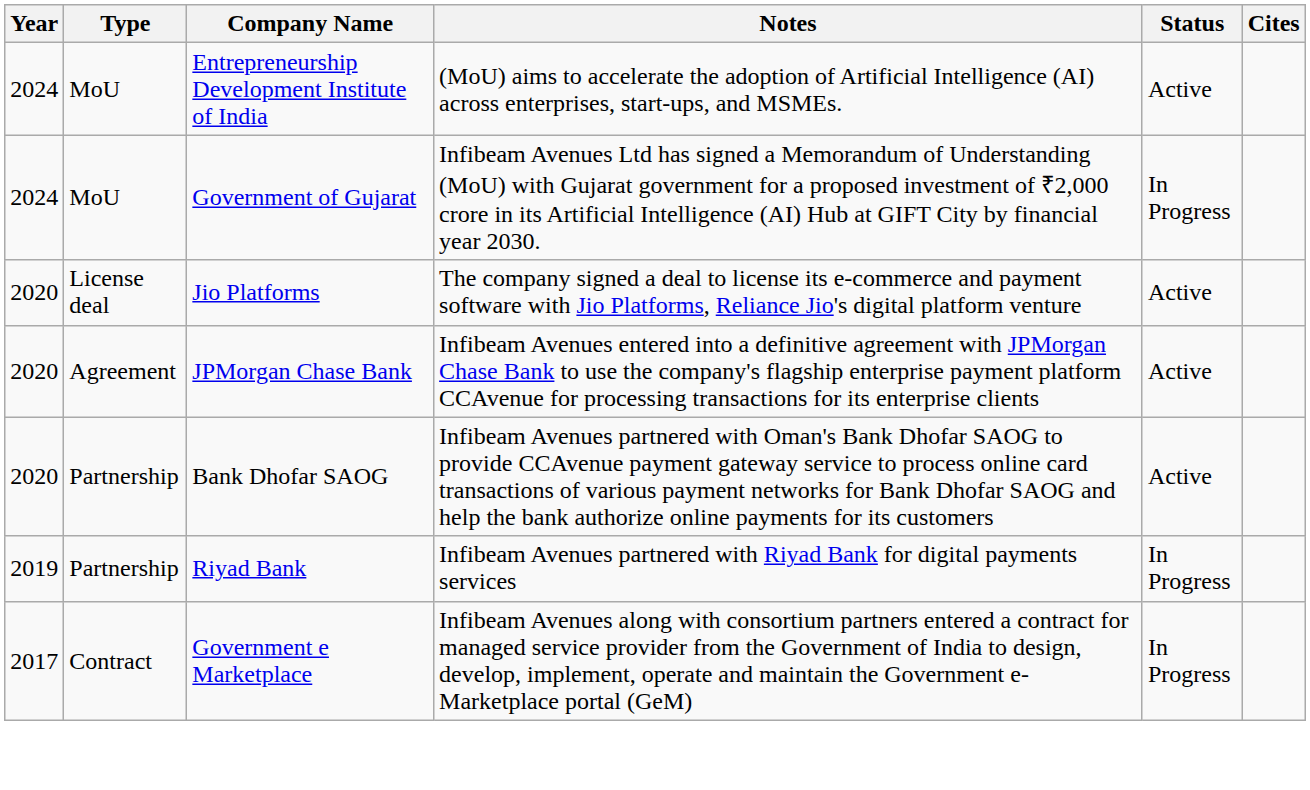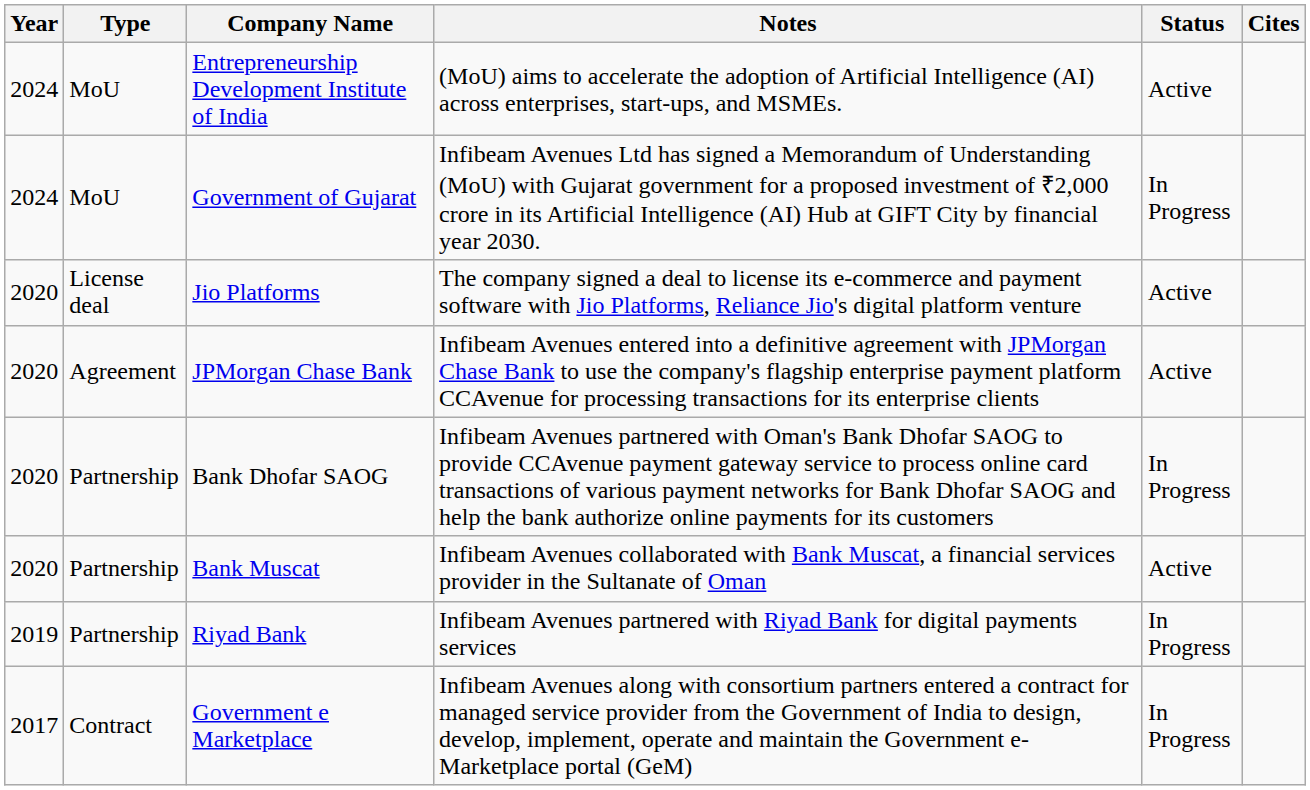(1180, 476) Active -> (1189, 476) In Progress
+ row: (256, 568)
